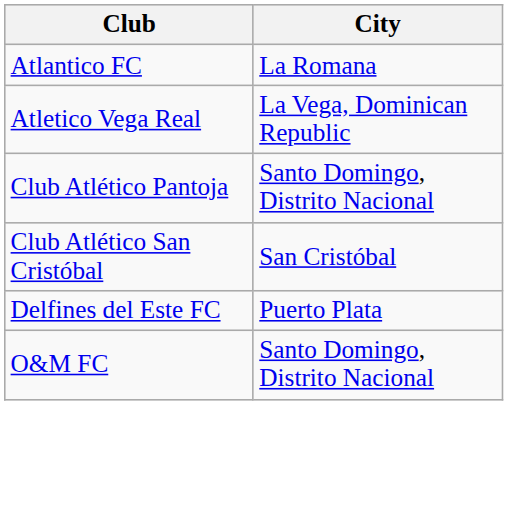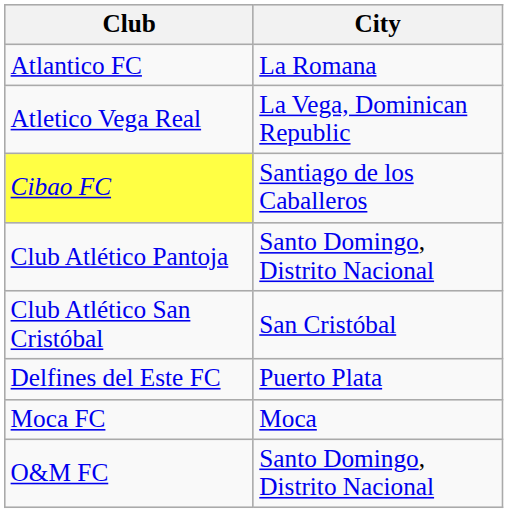+ row: (61, 187)
+ row: (58, 418)
